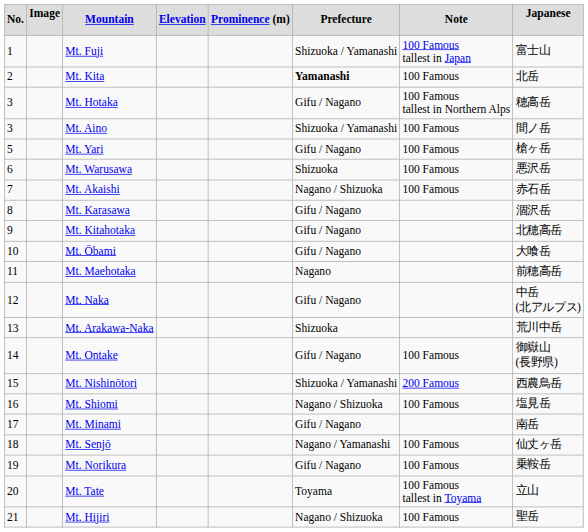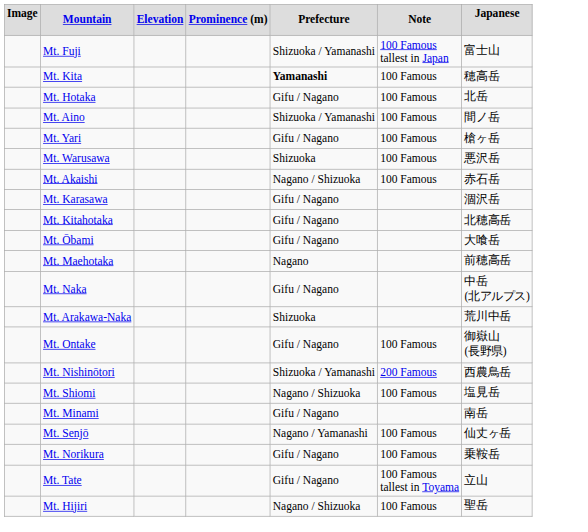- column: (15, 20)
(527, 76) 北岳 -> (482, 76) 穂高岳
(456, 103) 100 Famous tallest in Northern Alps -> (408, 97) 100 Famous
(533, 102) 穂高岳 -> (476, 97) 北岳
(314, 491) Toyama -> (306, 480) Gifu / Nagano
